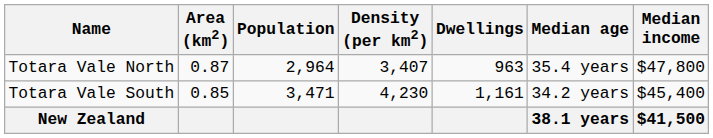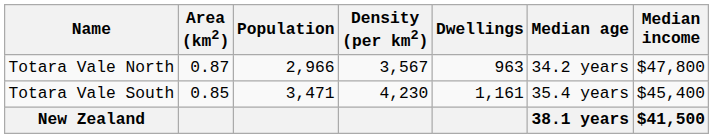(310, 67) 2,964 -> (310, 67) 2,966
(404, 67) 3,407 -> (404, 67) 3,567
(580, 67) 35.4 years -> (580, 67) 34.2 years
(580, 94) 34.2 years -> (580, 94) 35.4 years
